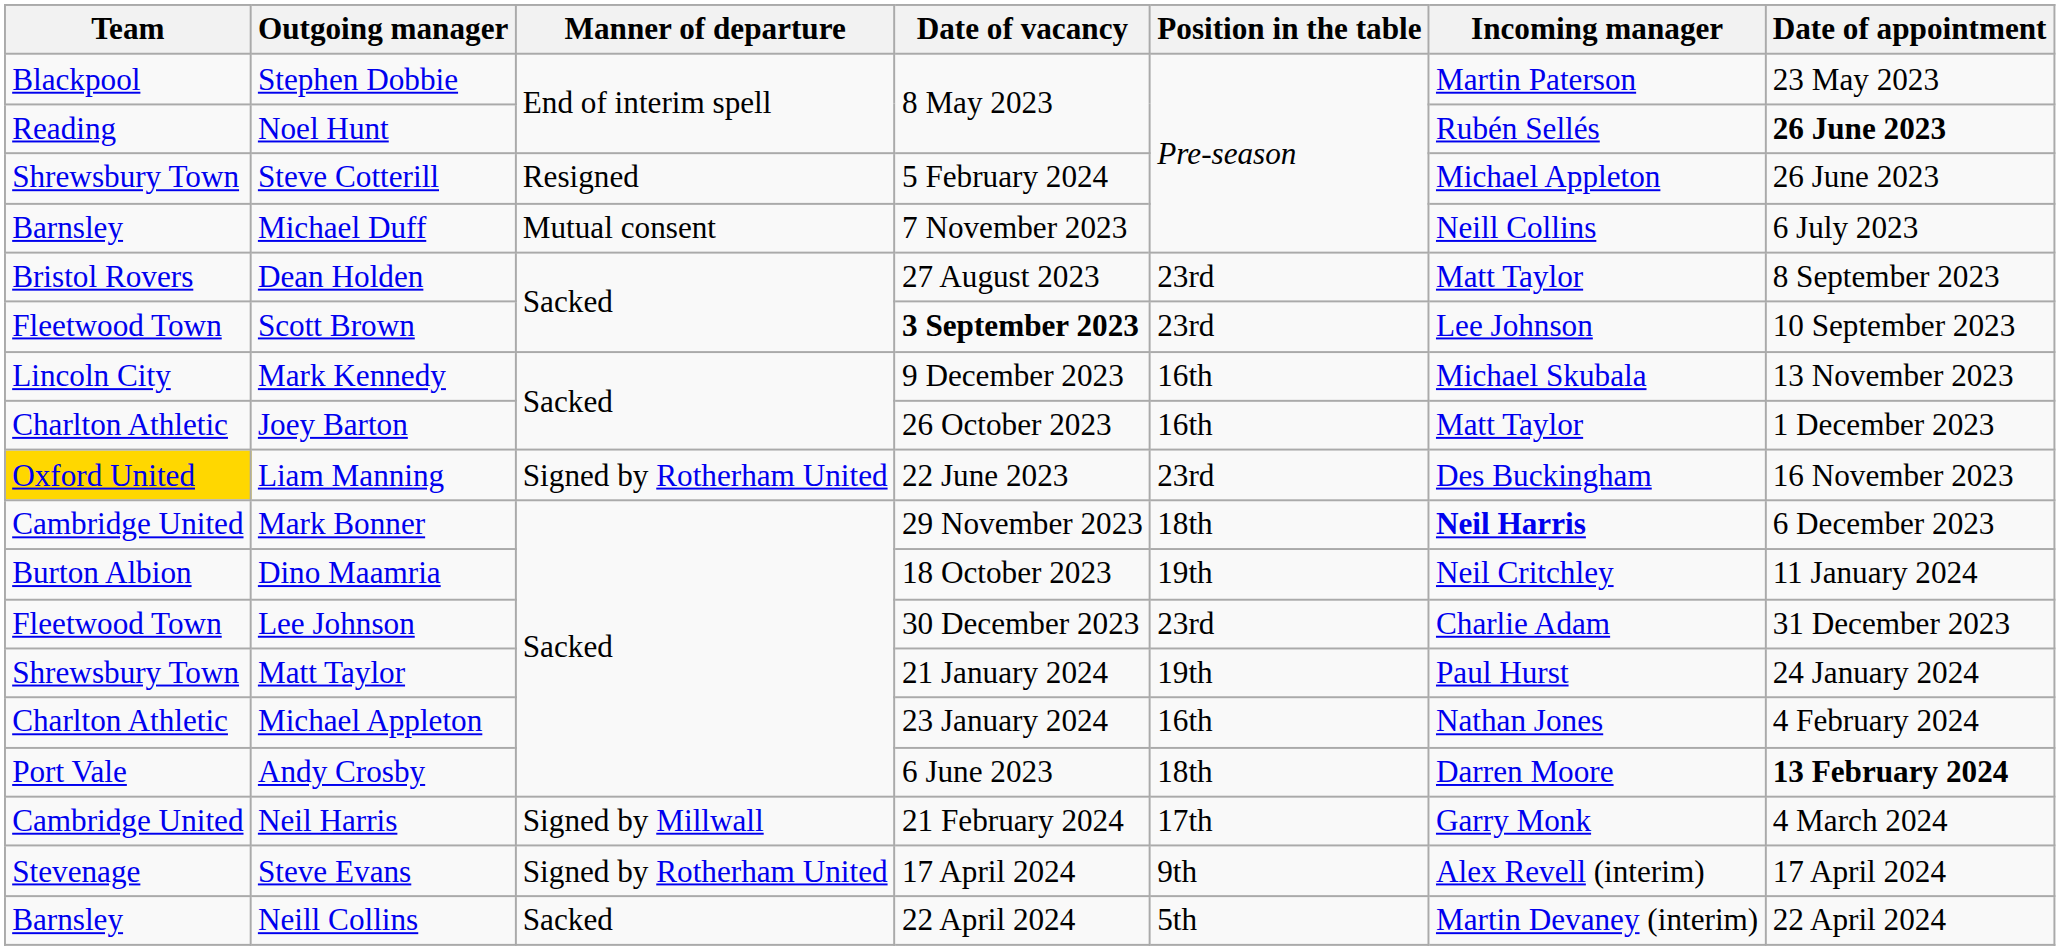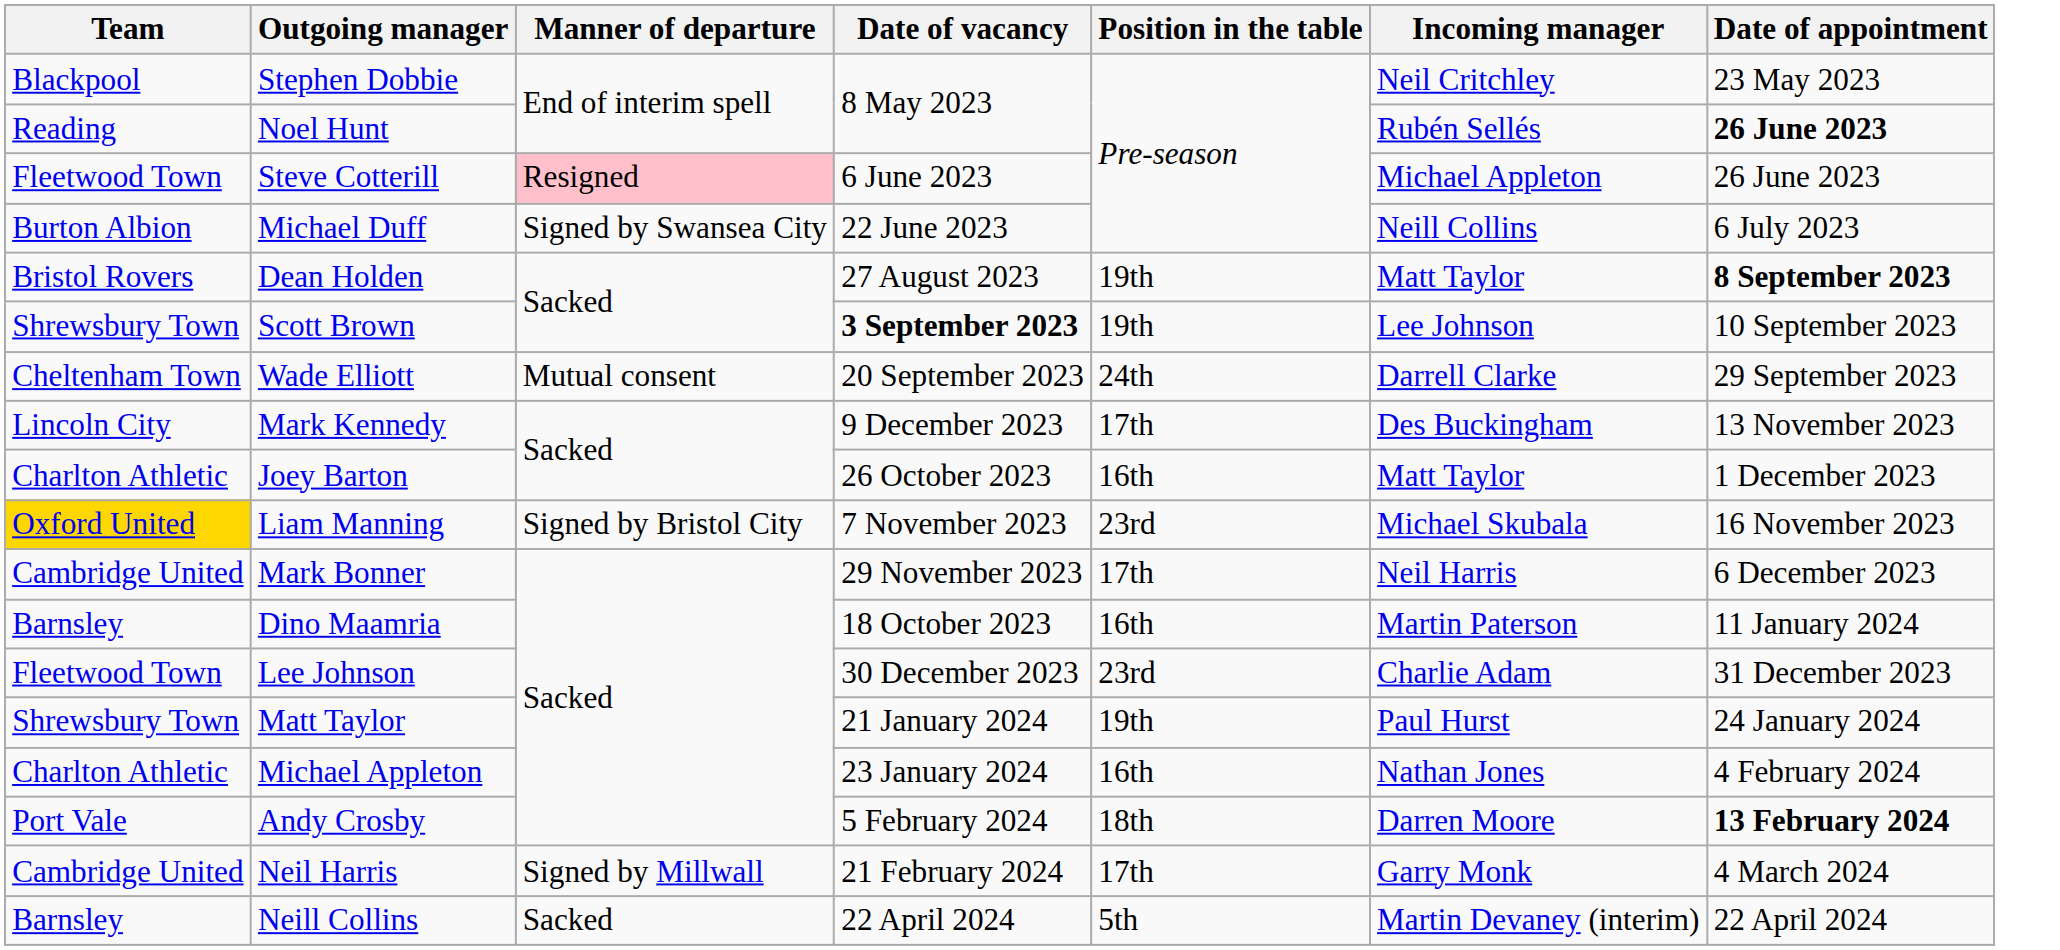(1536, 78) Martin Paterson -> (1466, 78) Neil Critchley
(126, 177) Shrewsbury Town -> (117, 177) Fleetwood Town
(581, 177) no background -> (581, 177) pink background
(1005, 177) 5 February 2024 -> (917, 177) 6 June 2023
(68, 227) Barnsley -> (102, 227) Burton Albion
(619, 227) Mutual consent -> (675, 227) Signed by Swansea City
(1015, 227) 7 November 2023 -> (925, 227) 22 June 2023
(1186, 276) 23rd -> (1126, 276) 19th
(1886, 276) normal -> (1832, 276) bold
(117, 326) Fleetwood Town -> (126, 326) Shrewsbury Town
(1186, 326) 23rd -> (1126, 326) 19th
+ row: (336, 375)
(1185, 375) 16th -> (1126, 425) 17th
(1541, 375) Michael Skubala -> (1485, 425) Des Buckingham
(705, 474) Signed by Rotherham United -> (663, 524) Signed by Bristol City
(985, 474) 22 June 2023 -> (954, 524) 7 November 2023
(1544, 474) Des Buckingham -> (1482, 524) Michael Skubala
(1185, 524) 18th -> (1126, 573) 17th
(1511, 524) bold -> (1447, 573) normal
(102, 573) Burton Albion -> (68, 623) Barnsley
(1185, 573) 19th -> (1126, 623) 16th
(1525, 573) Neil Critchley -> (1477, 623) Martin Paterson
(977, 771) 6 June 2023 -> (944, 820) 5 February 2024
- row: (335, 870)
